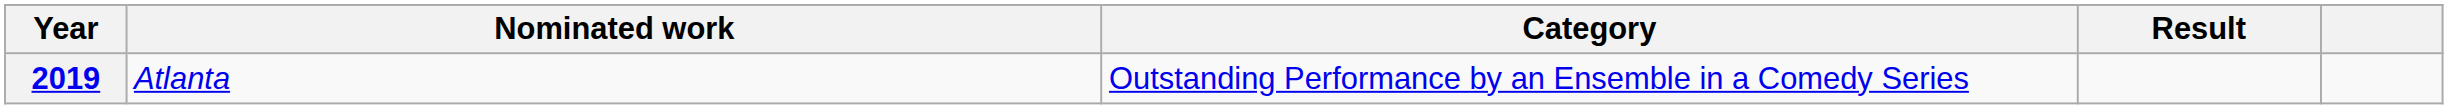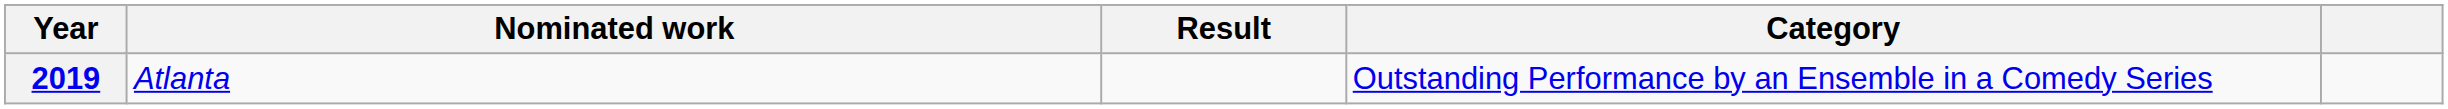columns swapped: (1589, 28) <-> (2199, 28)
